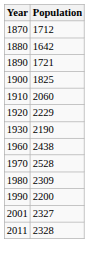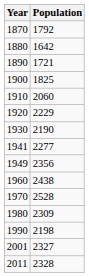(43, 29) 1712 -> (43, 29) 1792
+ row: (17, 146)
+ row: (17, 163)
(43, 197) 2200 -> (43, 230) 2198
